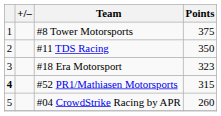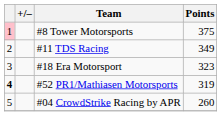(10, 31) no background -> (10, 31) pink background
(206, 49) 350 -> (206, 49) 349
(206, 84) 315 -> (206, 84) 319
